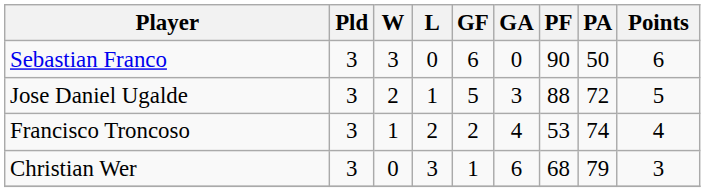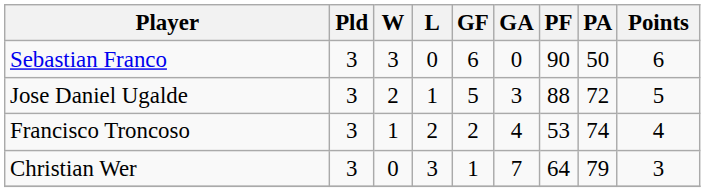(517, 167) 6 -> (517, 167) 7
(559, 167) 68 -> (559, 167) 64
